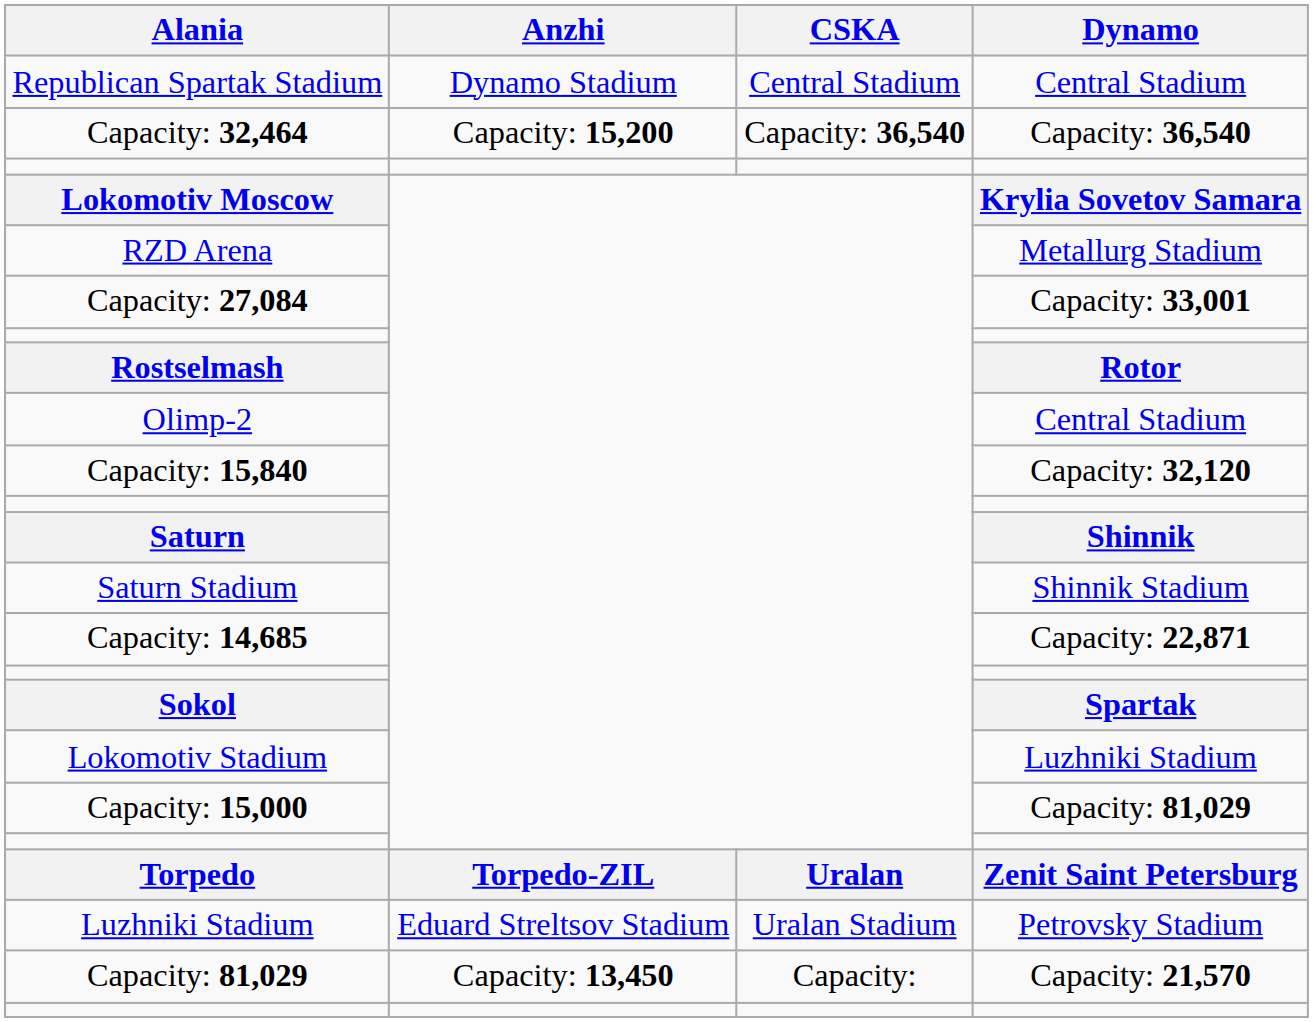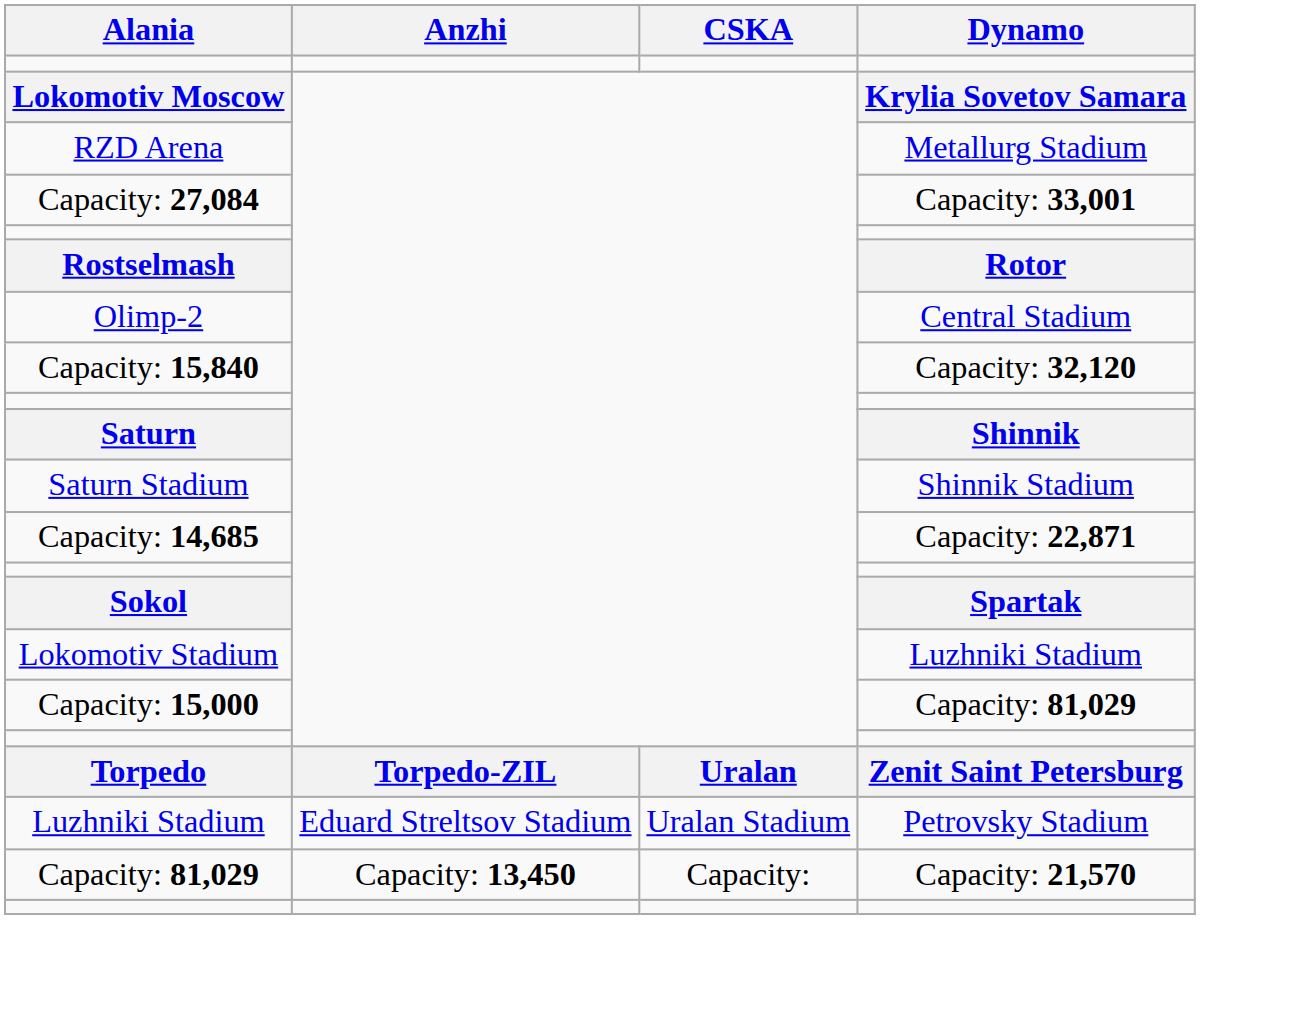- row: (197, 81)
- row: (197, 132)
